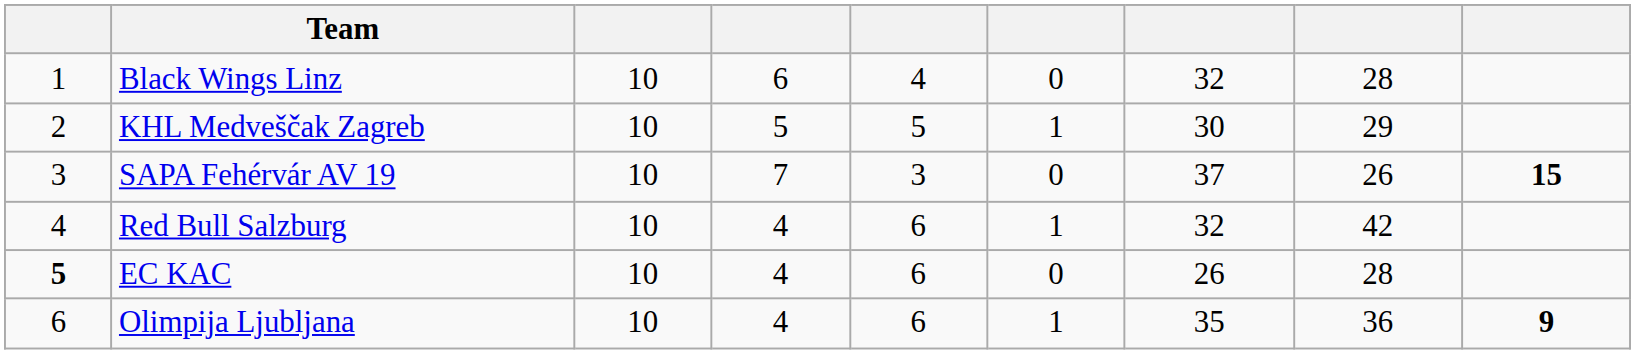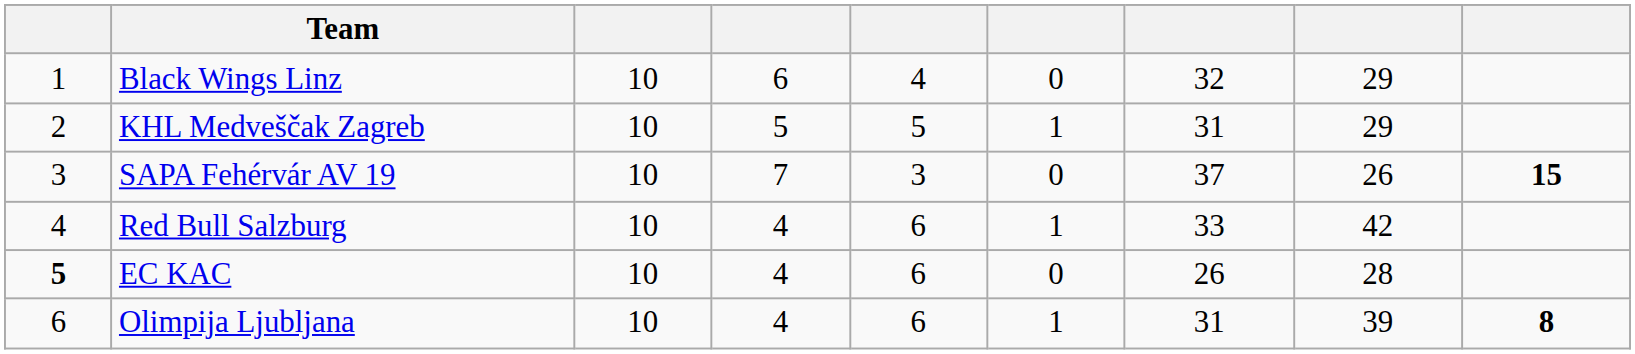(1378, 77) 28 -> (1378, 77) 29
(1209, 126) 30 -> (1209, 126) 31
(1209, 224) 32 -> (1209, 224) 33
(1209, 322) 35 -> (1209, 322) 31
(1378, 322) 36 -> (1378, 322) 39
(1546, 322) 9 -> (1546, 322) 8
